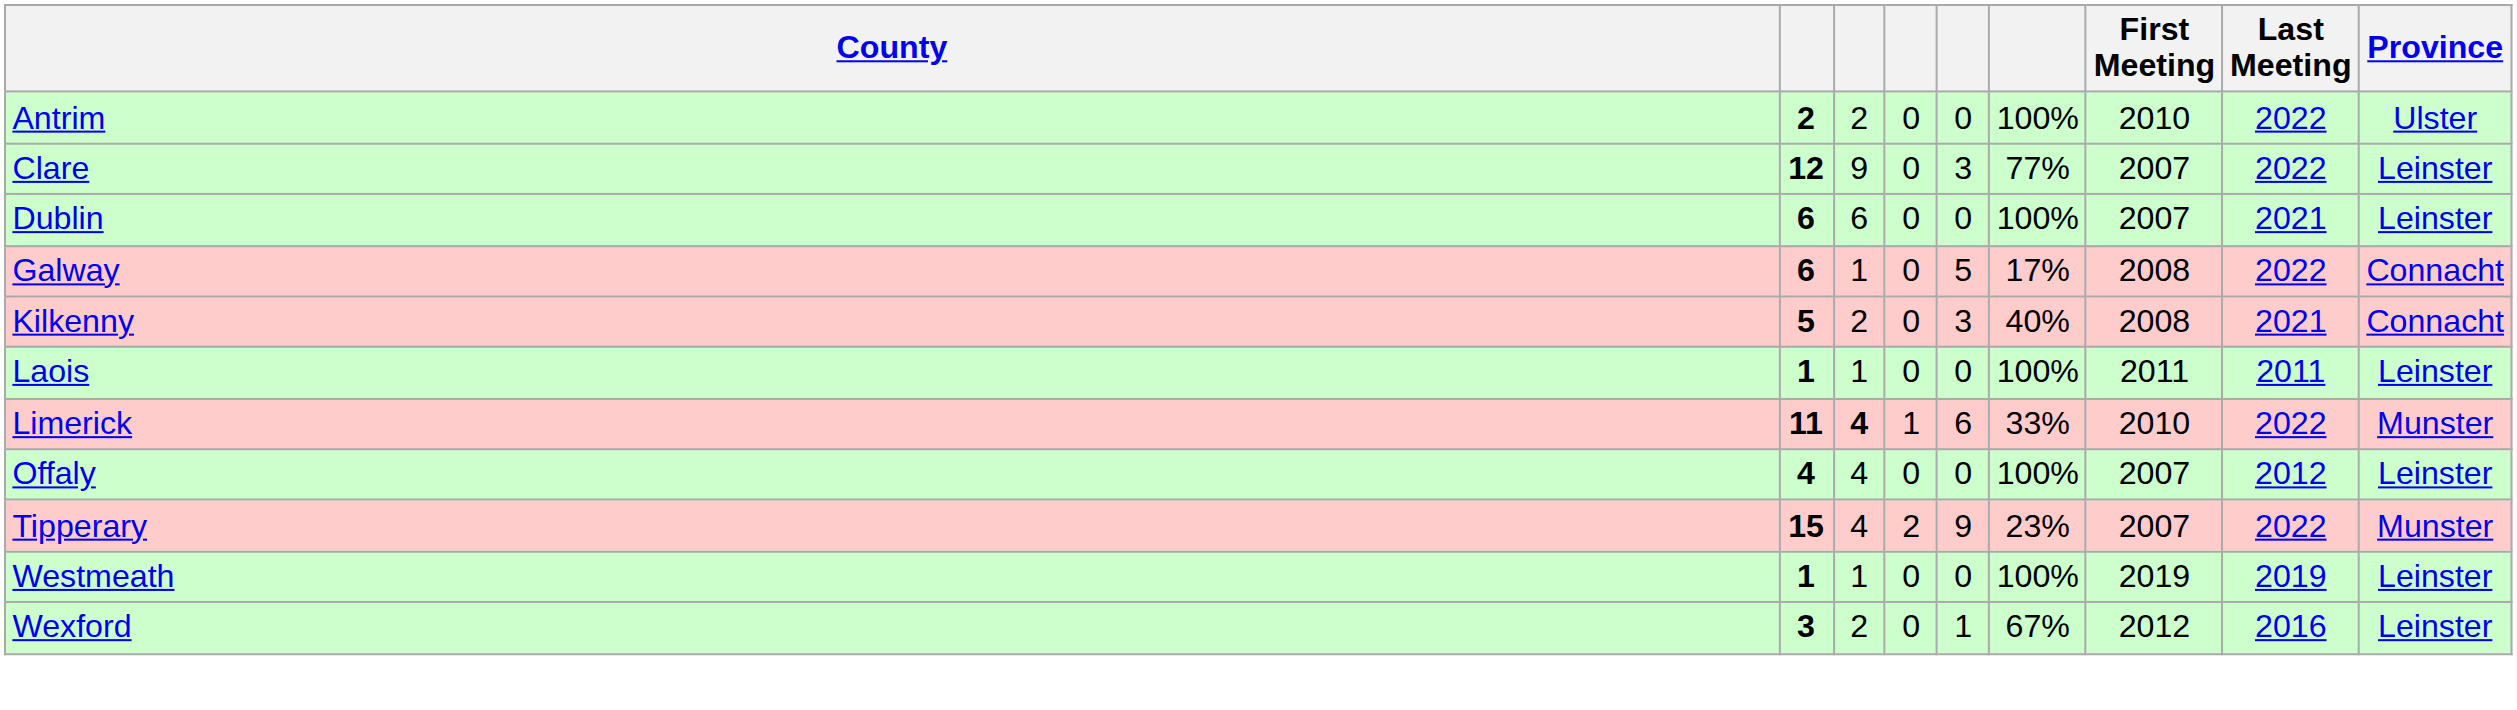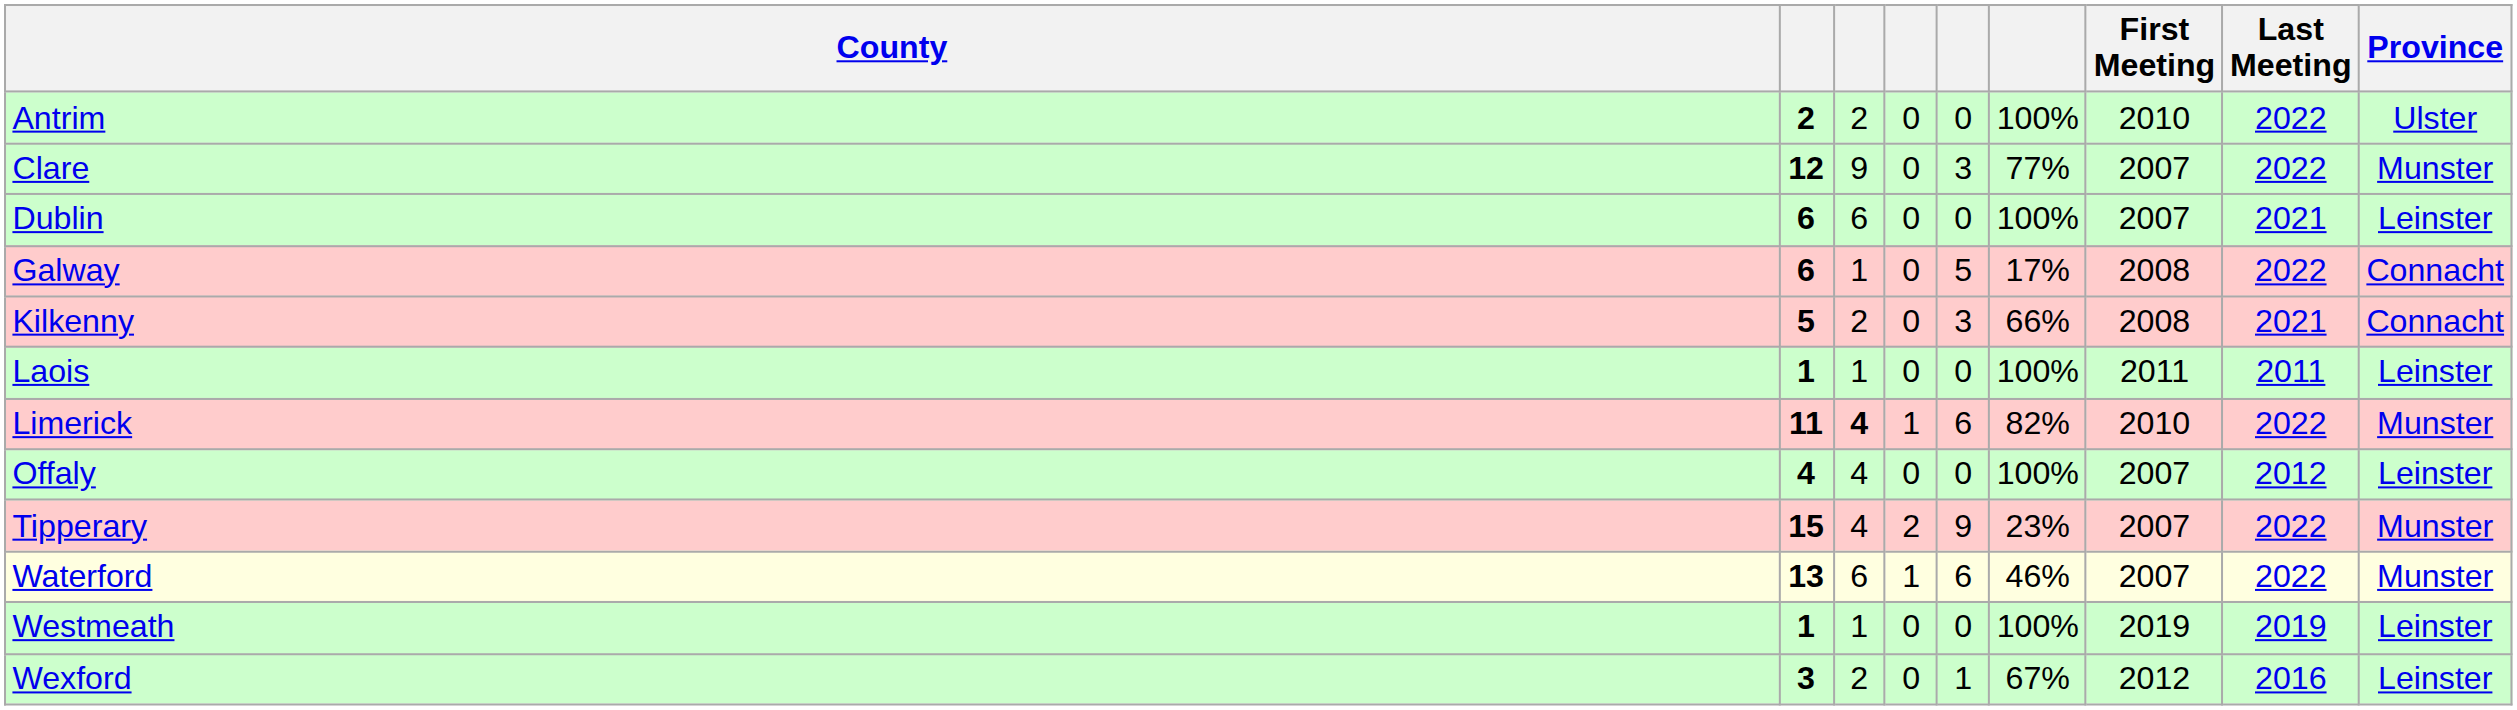(2435, 168) Leinster -> (2435, 168) Munster
(2038, 321) 40% -> (2038, 321) 66%
(2038, 423) 33% -> (2038, 423) 82%
+ row: (82, 576)
